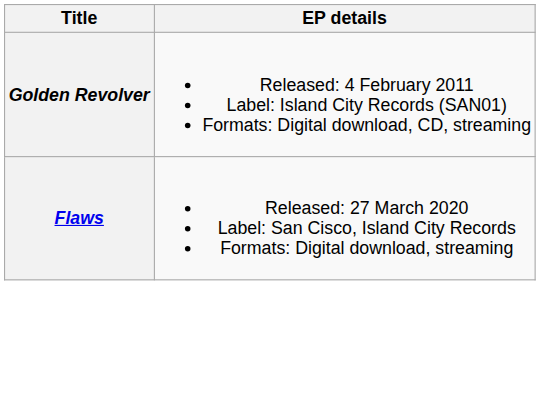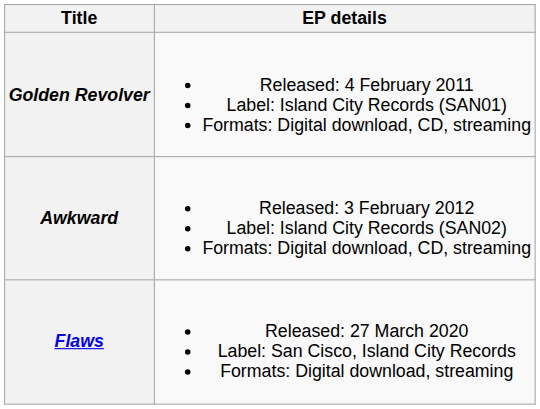+ row: (79, 218)
